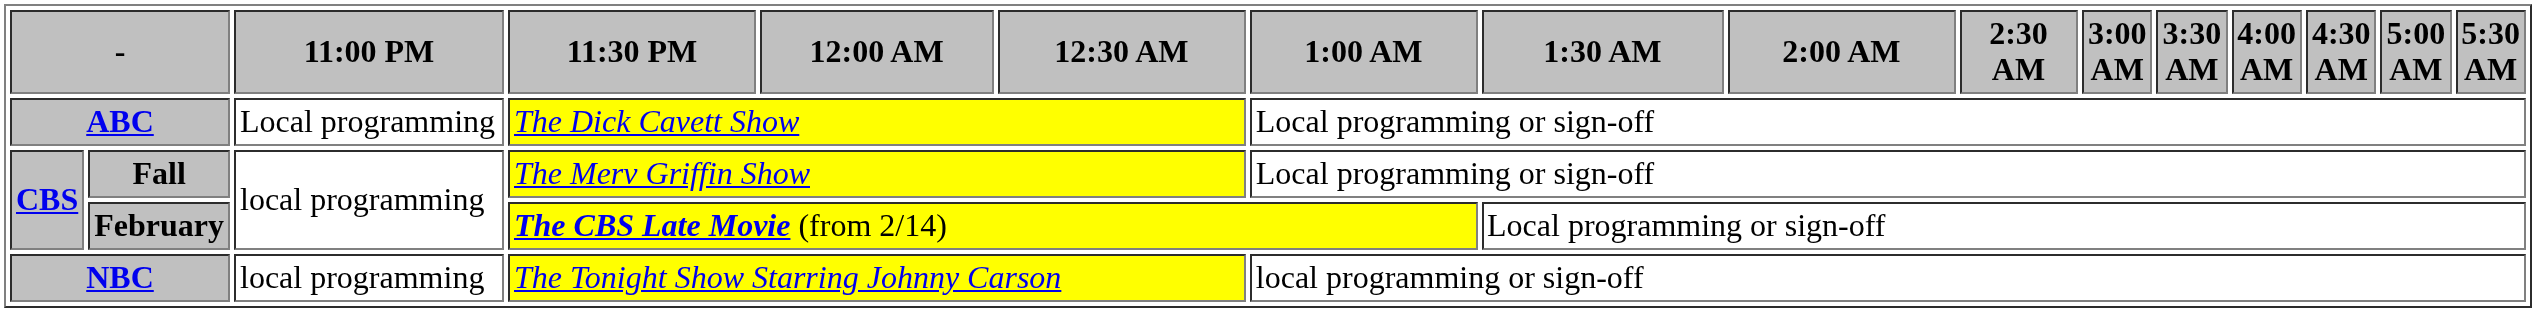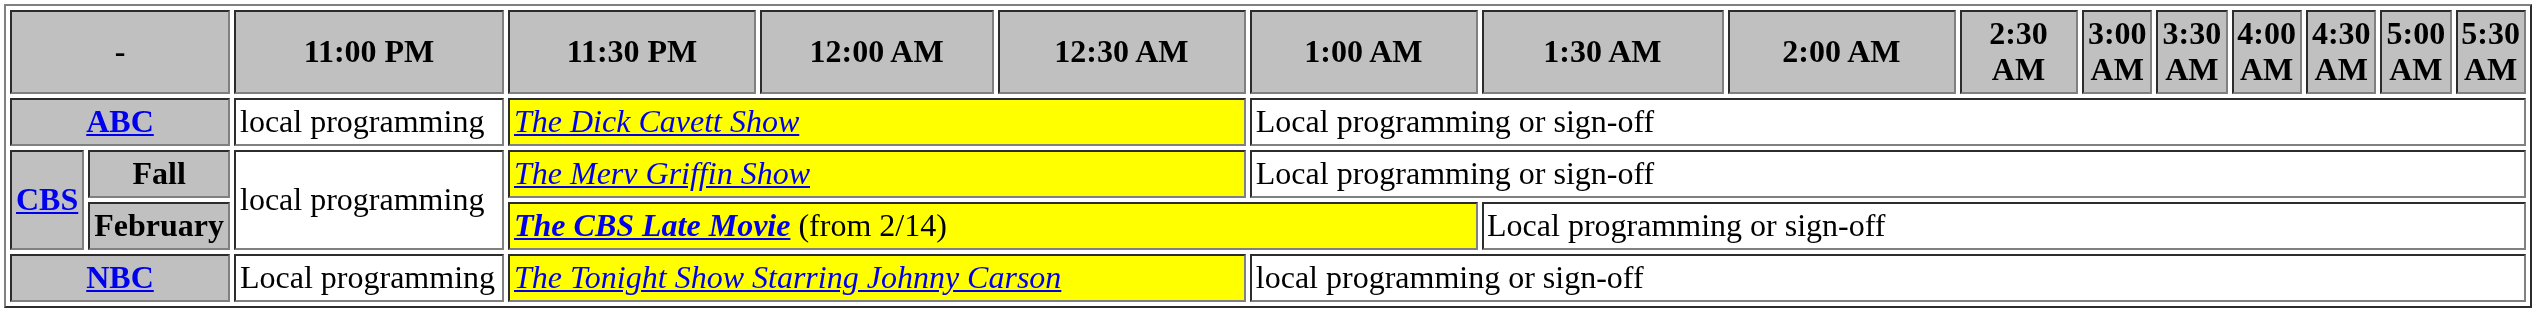(368, 121) Local programming -> (362, 121) local programming
(362, 277) local programming -> (368, 277) Local programming
